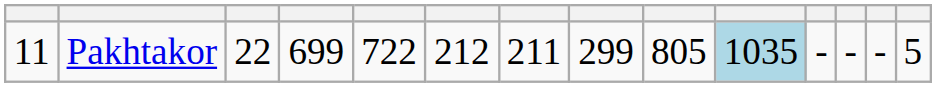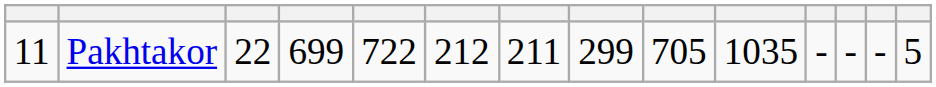(679, 51) 805 -> (679, 51) 705
(761, 51) lightblue background -> (761, 51) no background
